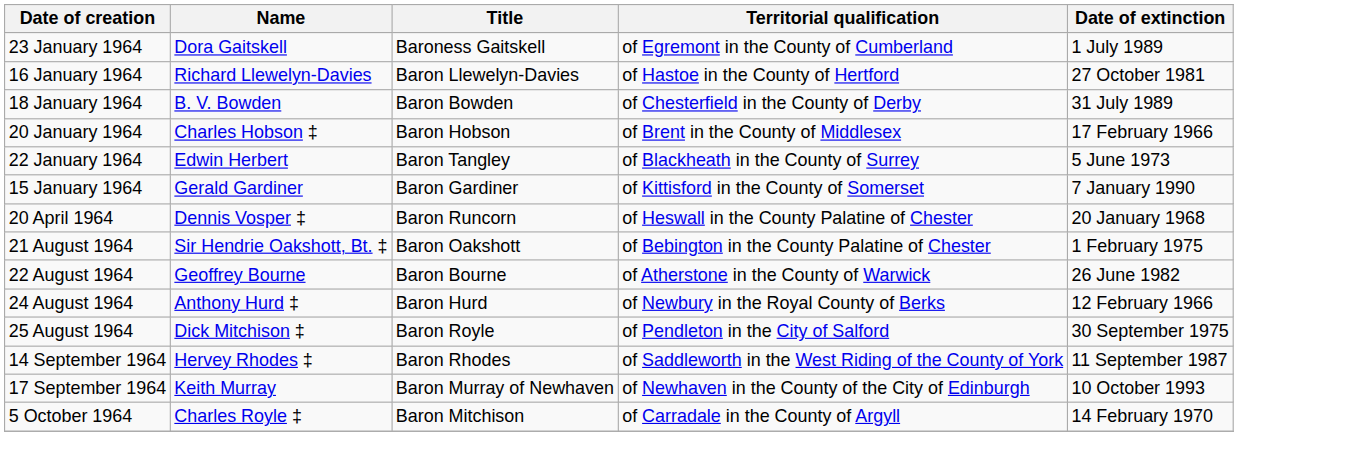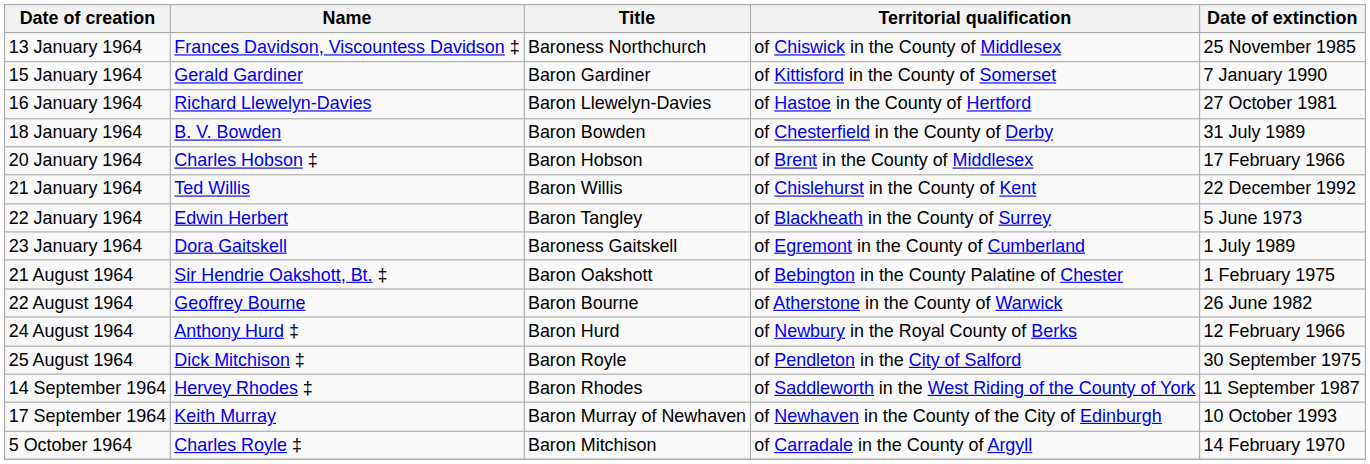+ row: (75, 47)
rows swapped: (75, 189) <-> (75, 47)
+ row: (75, 189)
- row: (61, 217)
